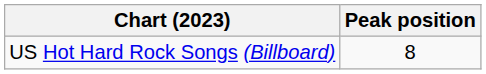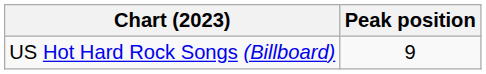(410, 52) 8 -> (410, 52) 9
